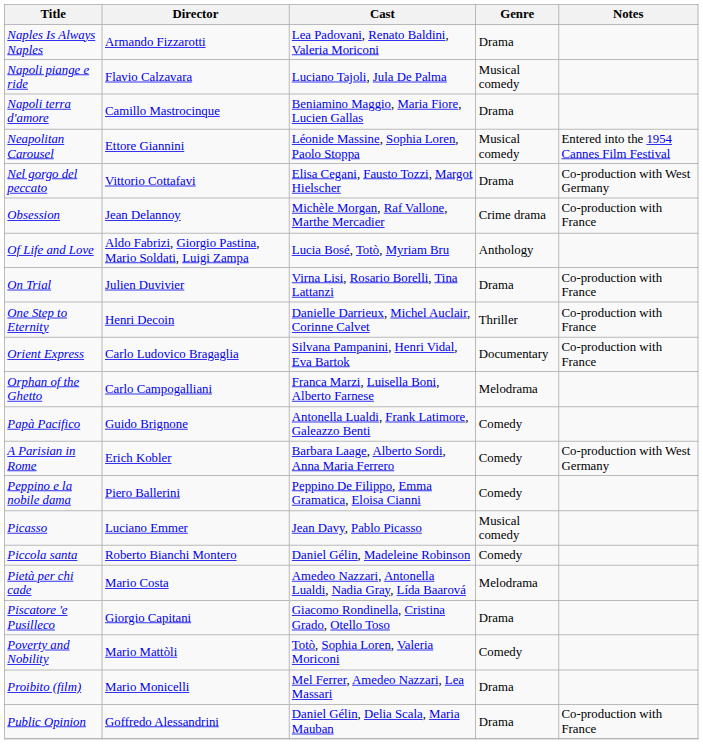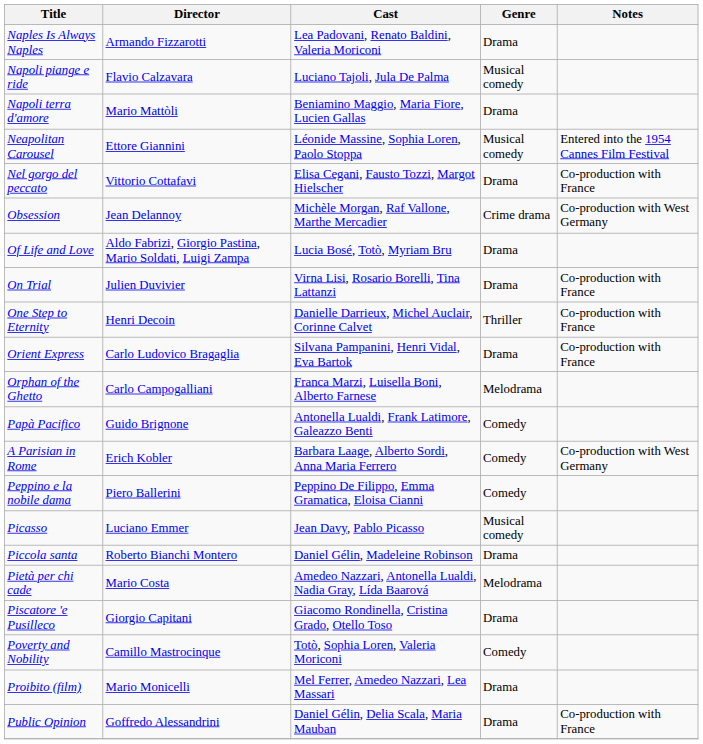(162, 111) Camillo Mastrocinque -> (142, 111) Mario Mattòli
(626, 180) Co-production with West Germany -> (611, 180) Co-production with France
(612, 215) Co-production with France -> (625, 215) Co-production with West Germany
(506, 250) Anthology -> (500, 250) Drama
(514, 354) Documentary -> (500, 354) Drama
(500, 555) Comedy -> (500, 555) Drama
(141, 652) Mario Mattòli -> (163, 652) Camillo Mastrocinque
